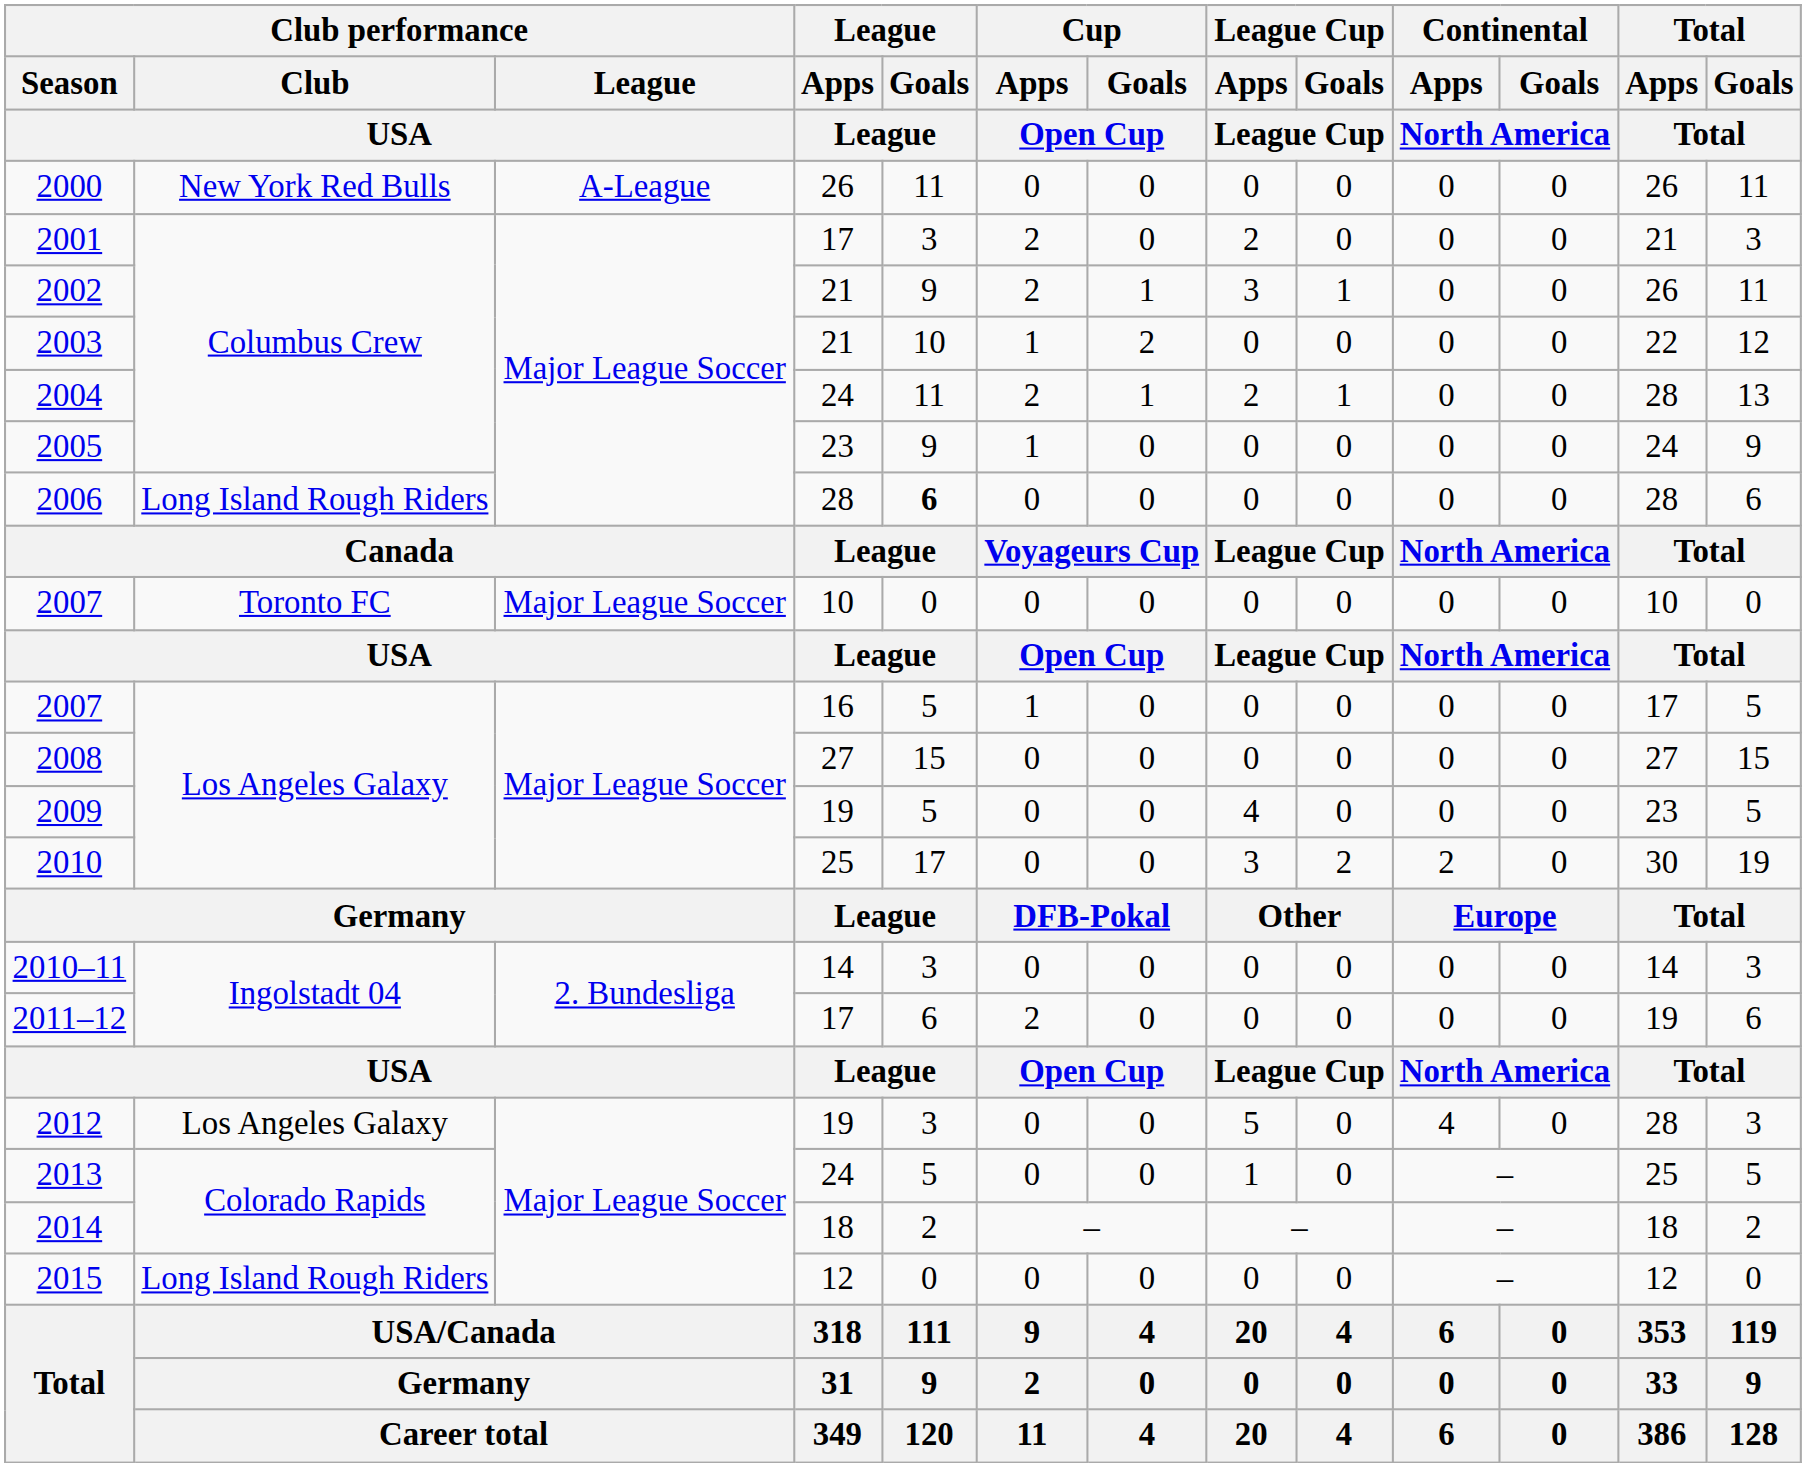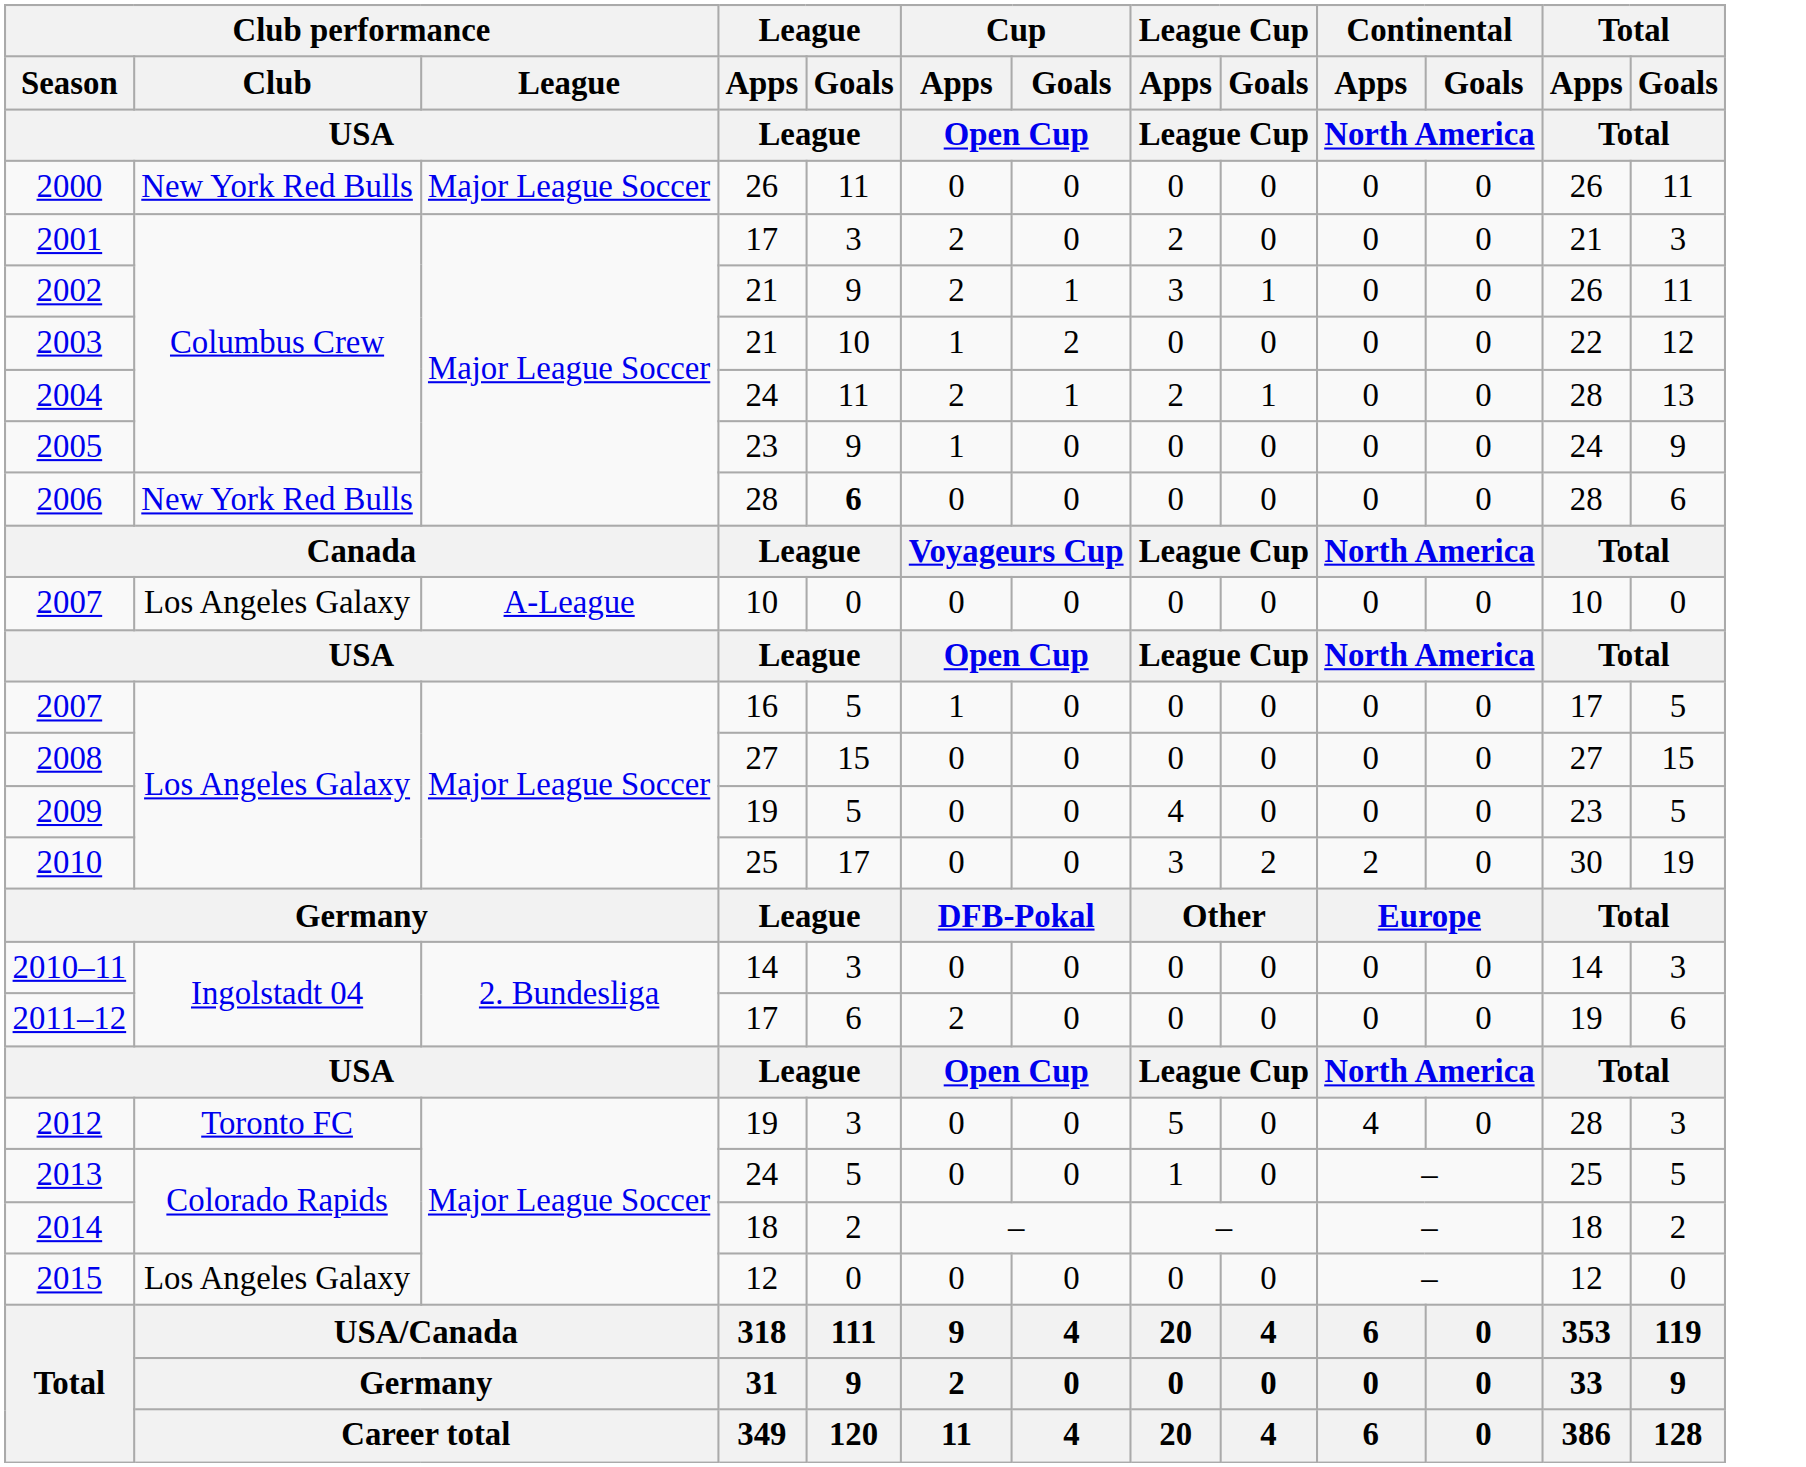(645, 186) A-League -> (569, 186) Major League Soccer
(315, 498) Long Island Rough Riders -> (277, 498) New York Red Bulls
(315, 602) Toronto FC -> (277, 602) Los Angeles Galaxy
(645, 602) Major League Soccer -> (569, 602) A-League
(315, 1122) Los Angeles Galaxy -> (277, 1122) Toronto FC
(315, 1278) Long Island Rough Riders -> (277, 1278) Los Angeles Galaxy
